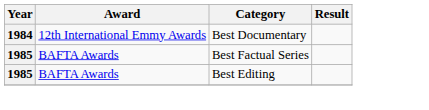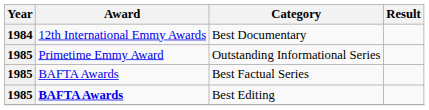+ row: (296, 54)
(79, 74) normal -> (81, 94) bold
